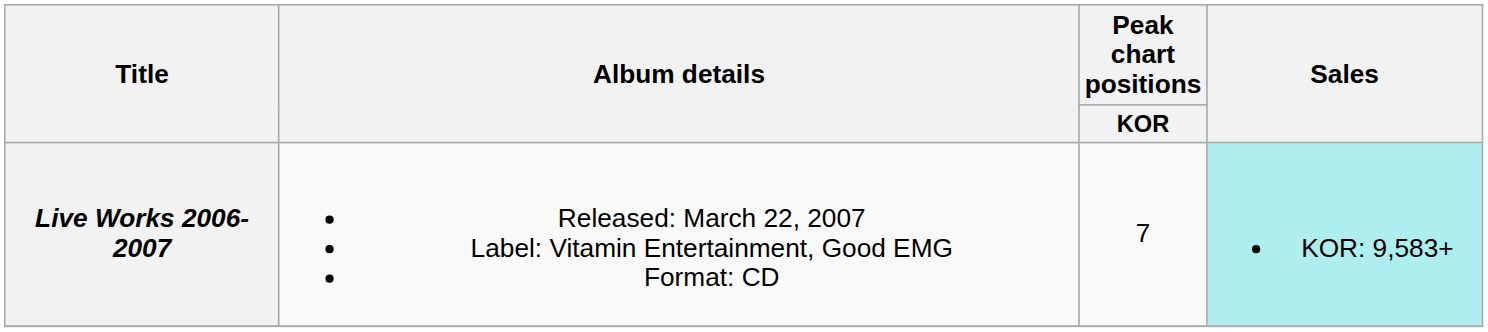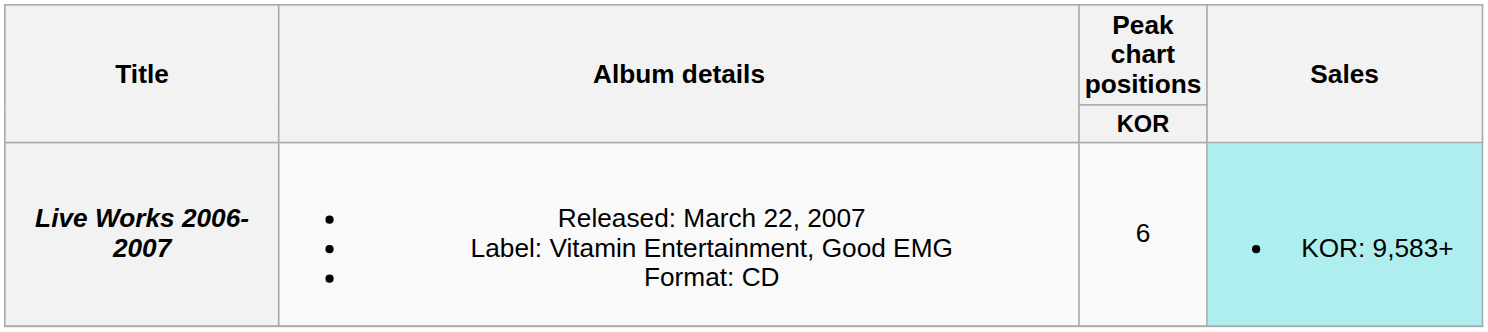(1143, 233) 7 -> (1143, 233) 6
